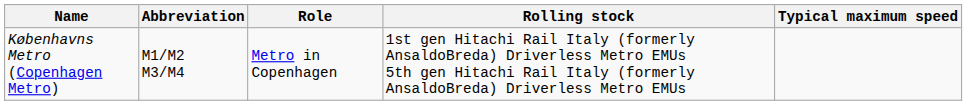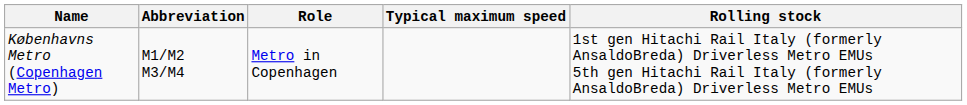columns swapped: (868, 16) <-> (578, 16)
